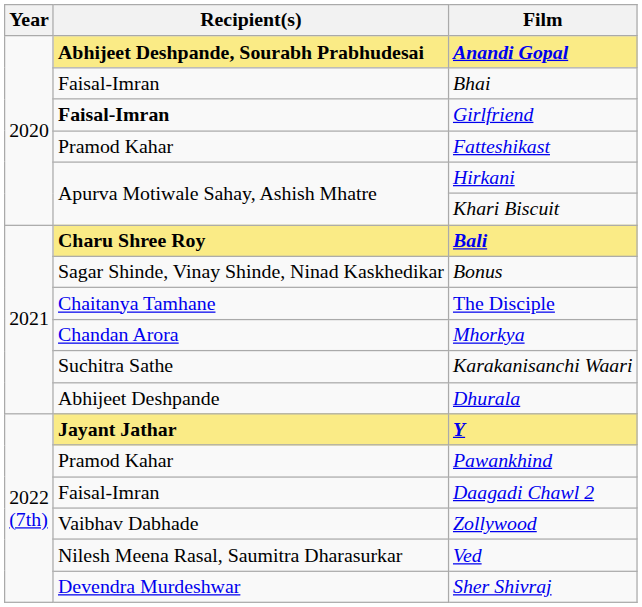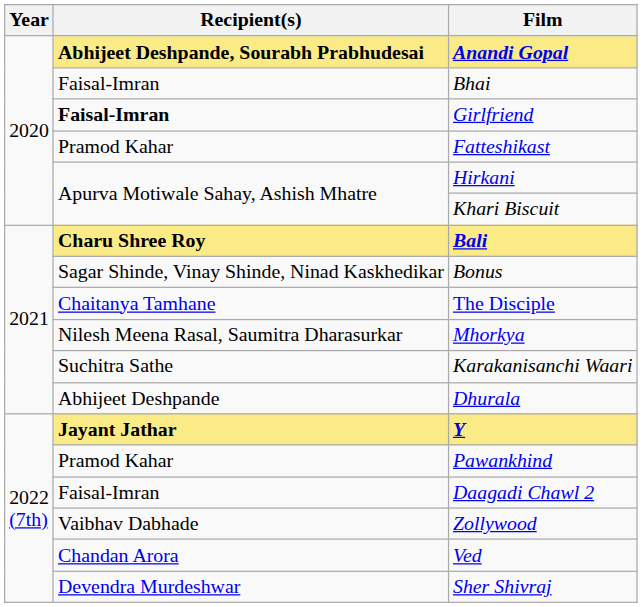(118, 334) Chandan Arora -> (230, 334) Nilesh Meena Rasal, Saumitra Dharasurkar
(230, 555) Nilesh Meena Rasal, Saumitra Dharasurkar -> (118, 555) Chandan Arora
